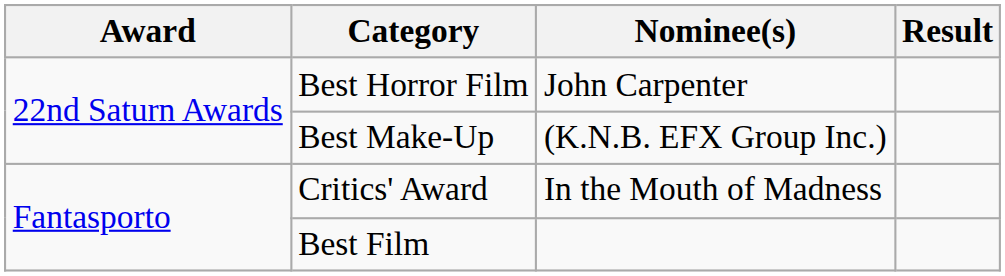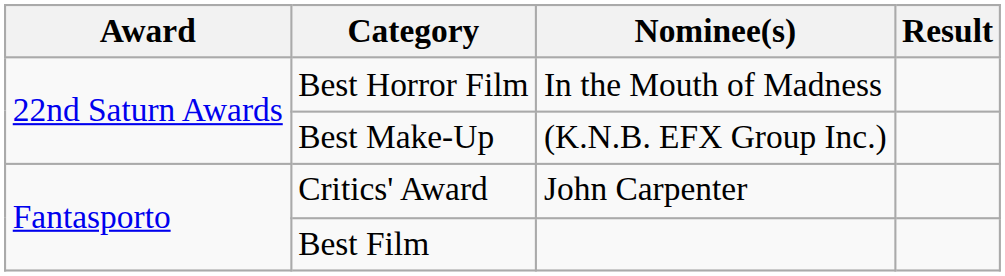(646, 84) John Carpenter -> (713, 84) In the Mouth of Madness
(713, 190) In the Mouth of Madness -> (646, 190) John Carpenter
